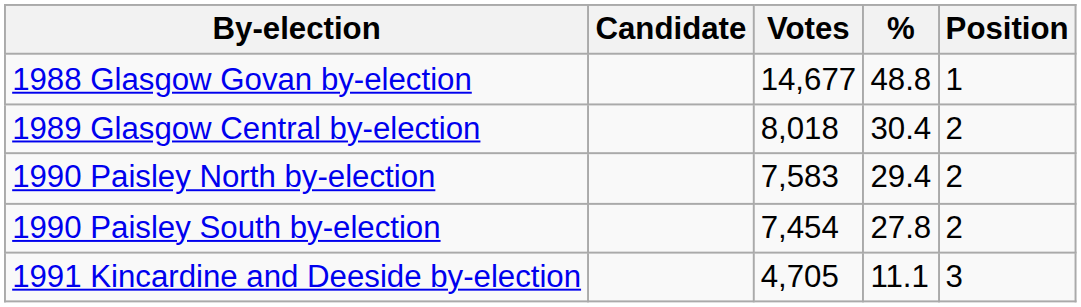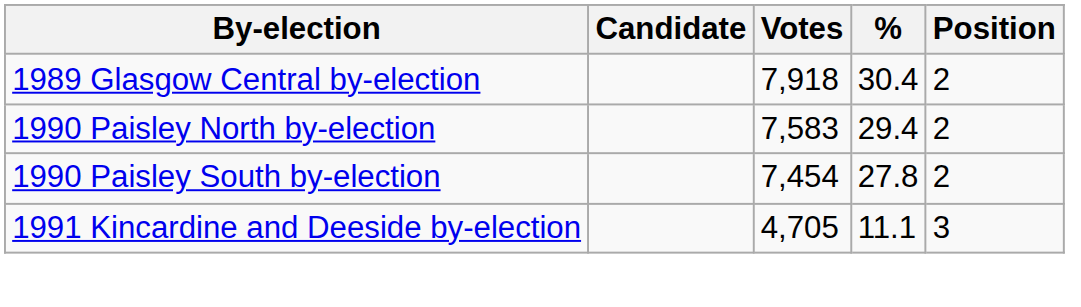- row: (242, 78)
(800, 128) 8,018 -> (800, 78) 7,918
